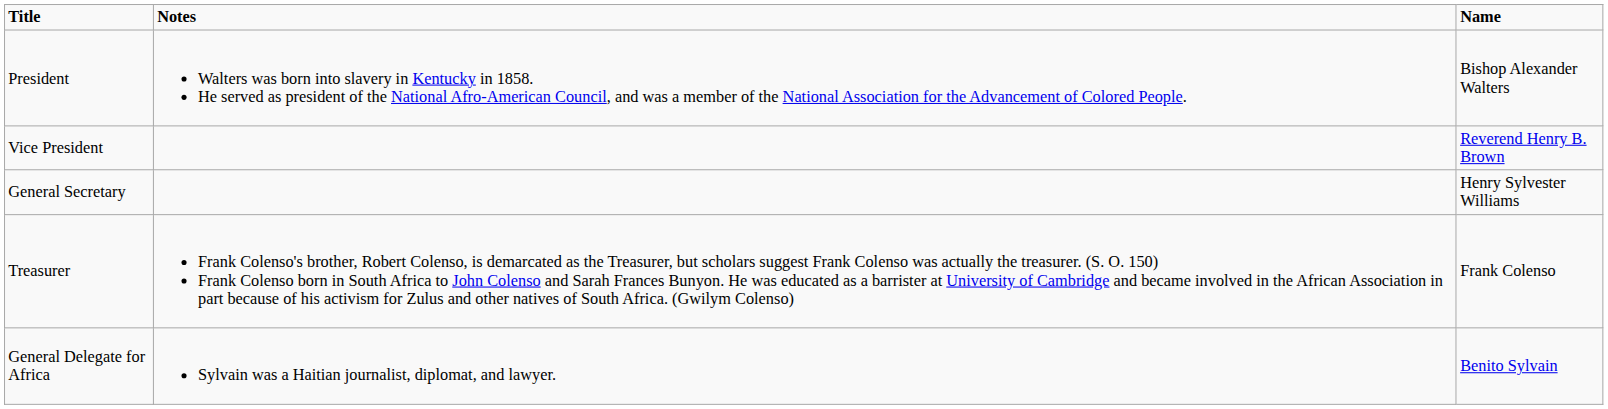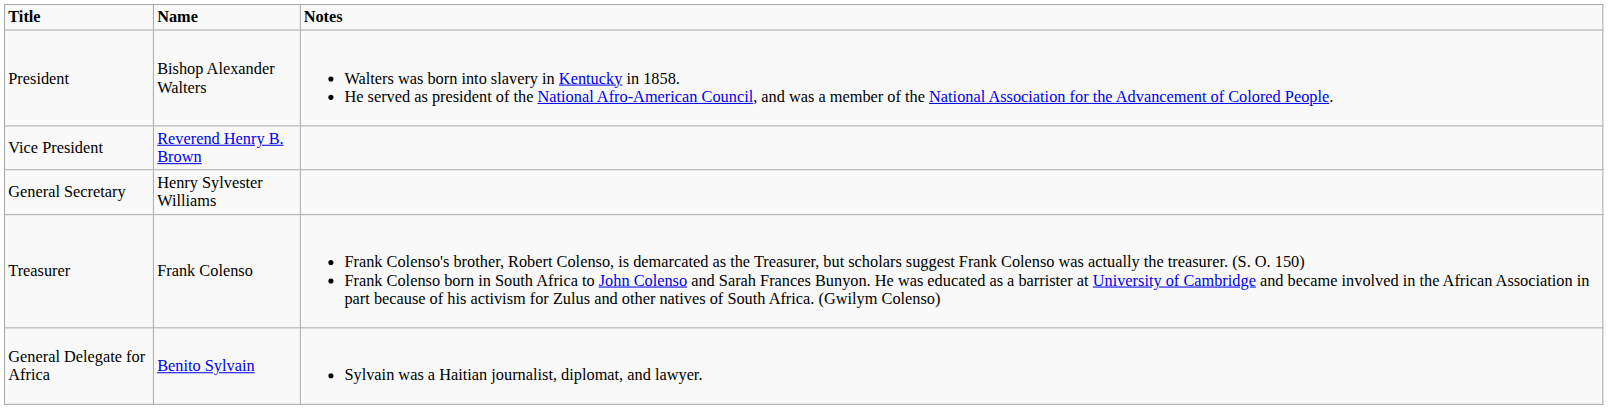columns swapped: (1481, 17) <-> (177, 17)
